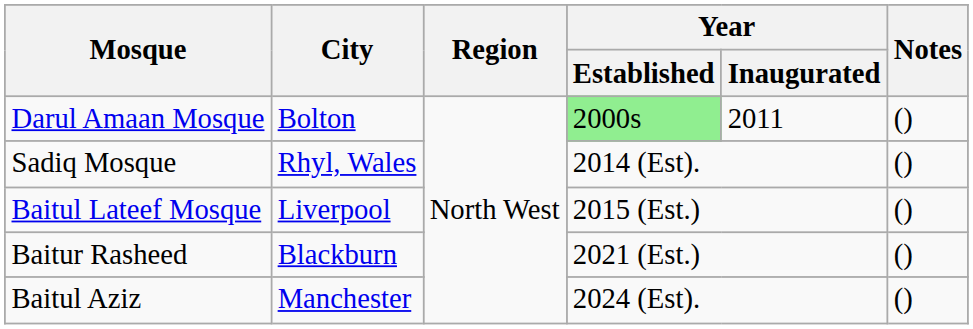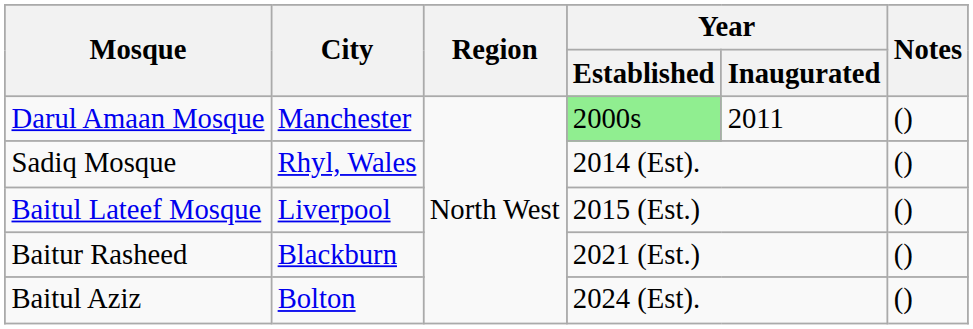(317, 118) Bolton -> (344, 118) Manchester
(344, 299) Manchester -> (317, 299) Bolton
